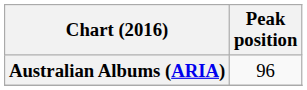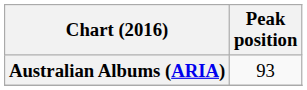(266, 70) 96 -> (266, 70) 93
